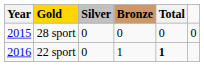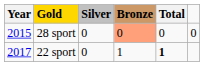(120, 33) no background -> (120, 33) lightsalmon background
(19, 52) 2016 -> (19, 52) 2017
